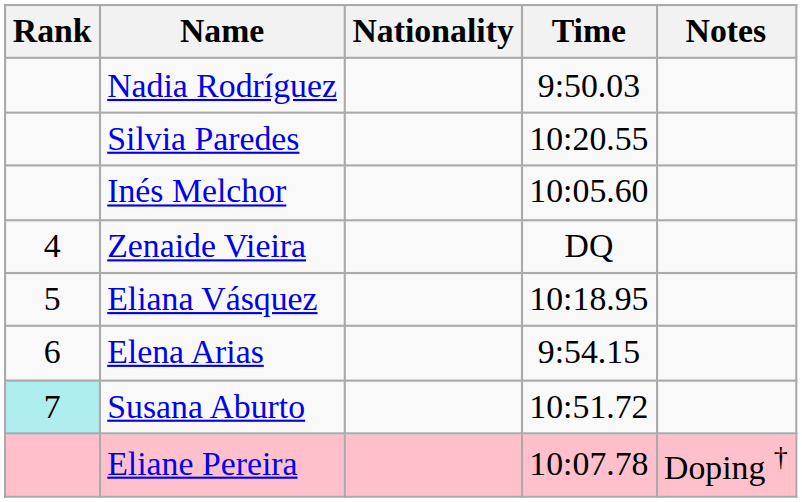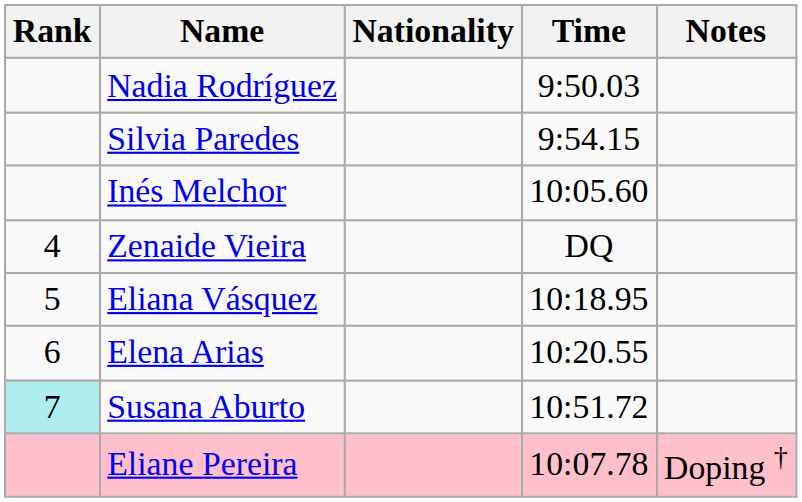(589, 138) 10:20.55 -> (589, 138) 9:54.15
(589, 352) 9:54.15 -> (589, 352) 10:20.55
